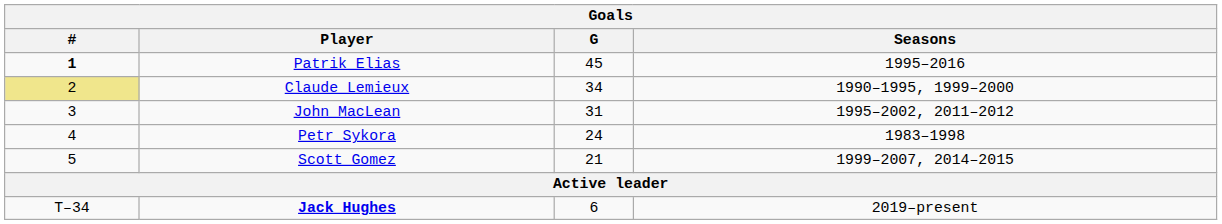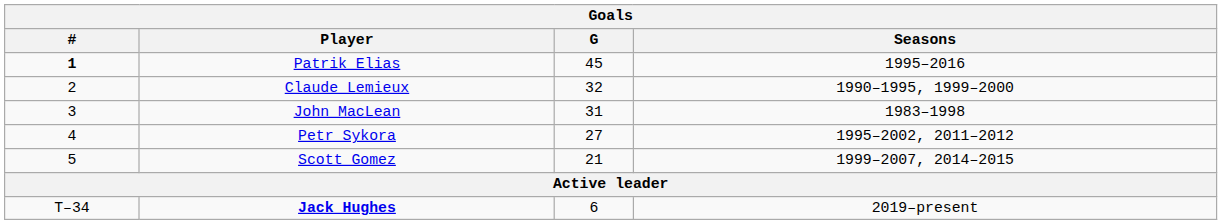(72, 89) khaki background -> (72, 89) no background
(594, 89) 34 -> (594, 89) 32
(925, 113) 1995–2002, 2011–2012 -> (925, 113) 1983–1998
(594, 137) 24 -> (594, 137) 27
(925, 137) 1983–1998 -> (925, 137) 1995–2002, 2011–2012
